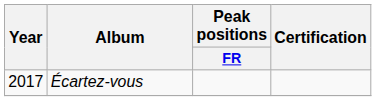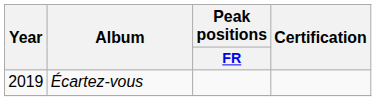(26, 82) 2017 -> (26, 82) 2019
